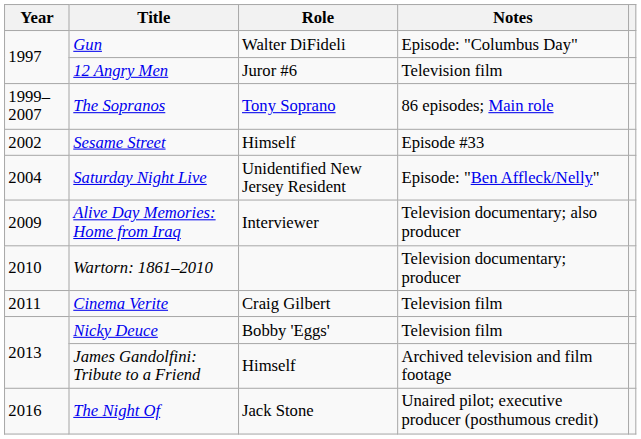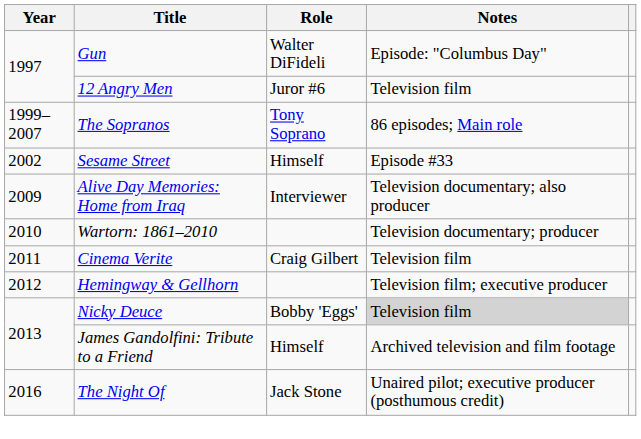- row: (140, 177)
+ row: (158, 284)
(452, 330) no background -> (421, 311) lightgrey background
